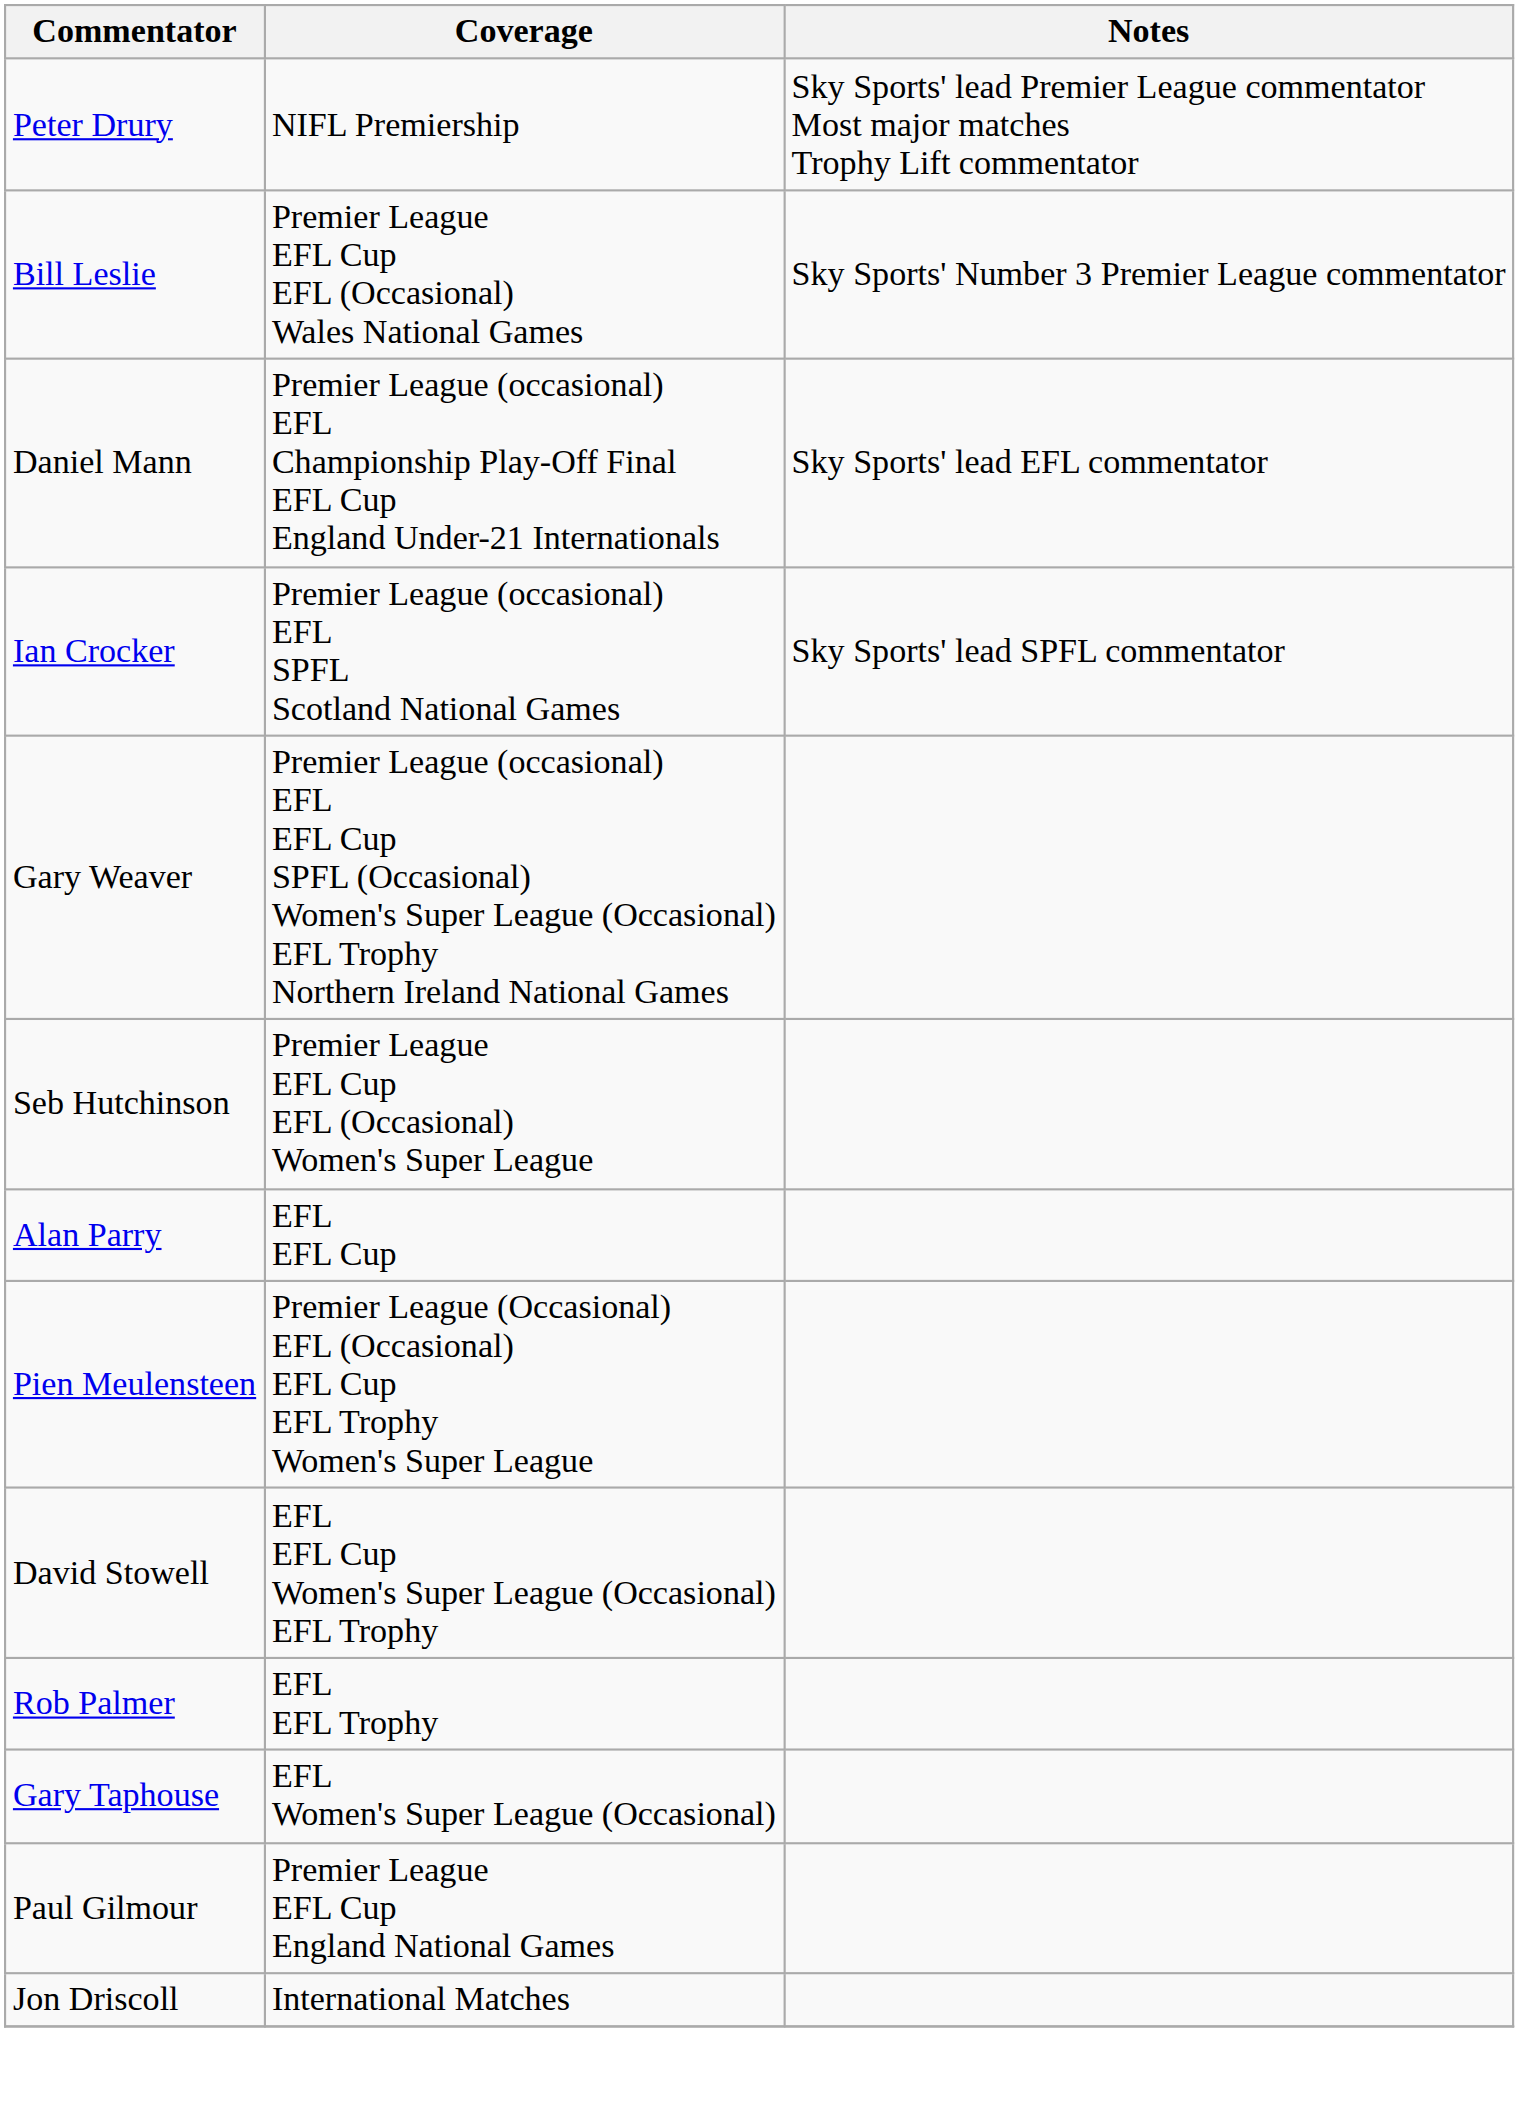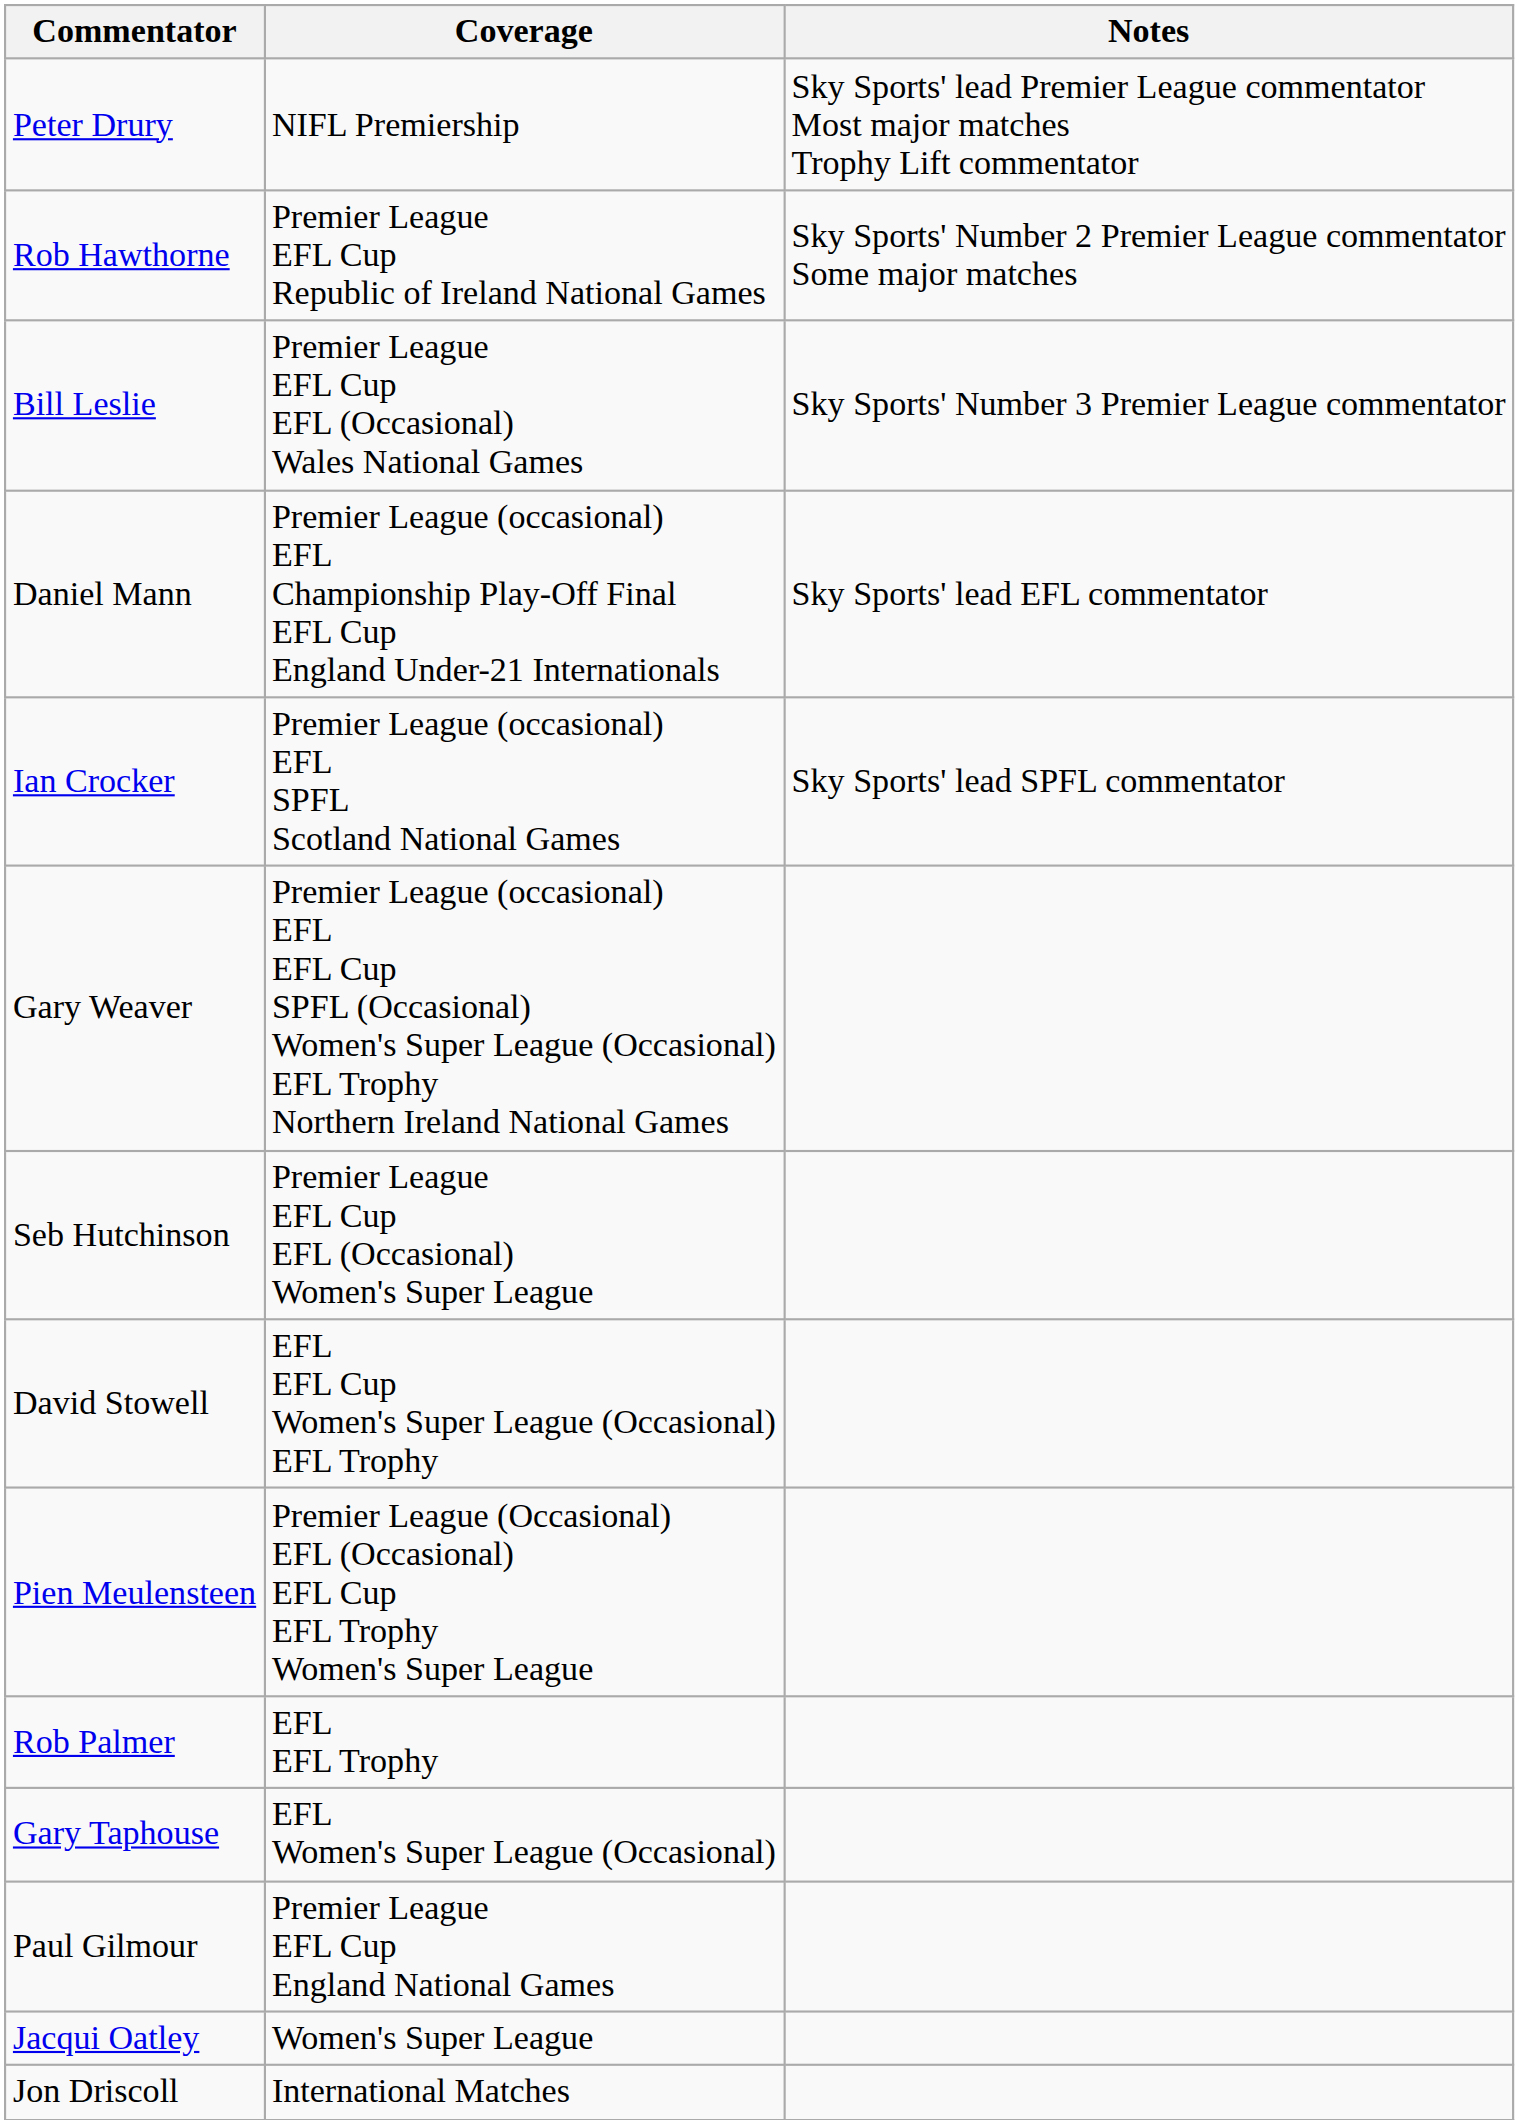+ row: (121, 254)
- row: (87, 1234)
rows swapped: (135, 1384) <-> (111, 1572)
+ row: (106, 2037)
